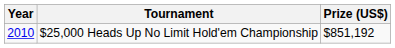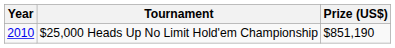(349, 33) $851,192 -> (349, 33) $851,190
